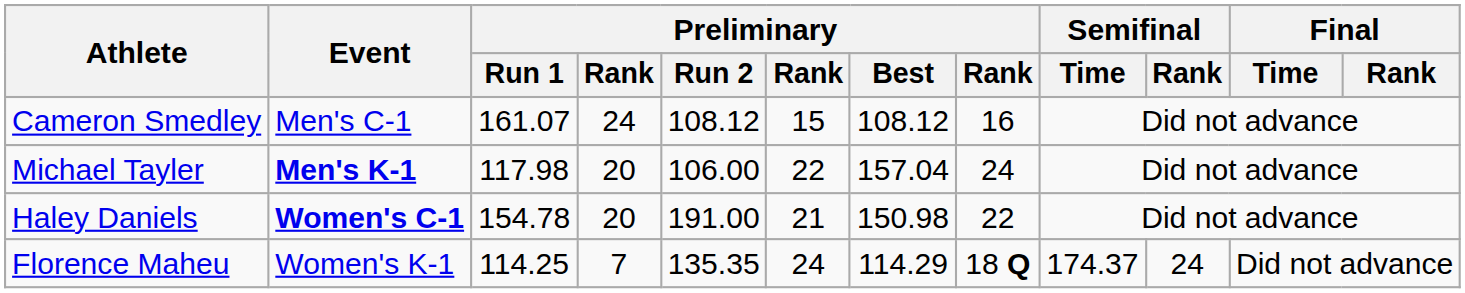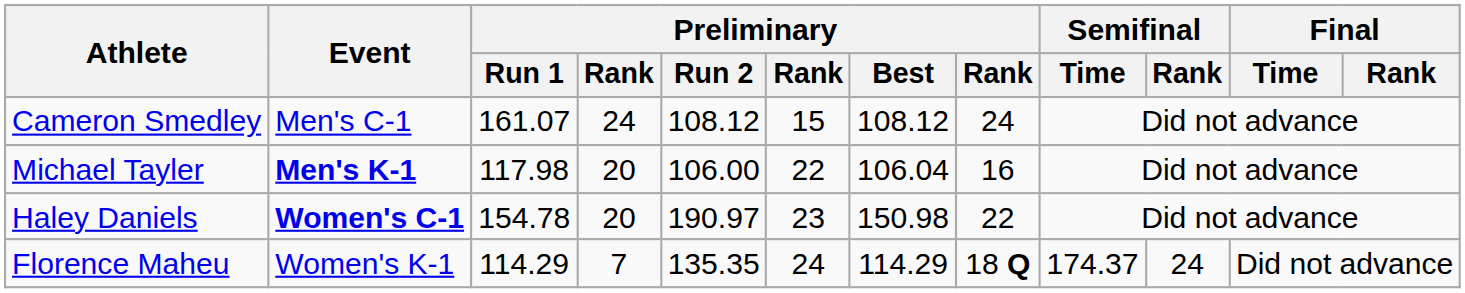(998, 122) 16 -> (998, 122) 24
(903, 169) 157.04 -> (903, 169) 106.04
(998, 169) 24 -> (998, 169) 16
(714, 217) 191.00 -> (714, 217) 190.97
(808, 217) 21 -> (808, 217) 23
(524, 264) 114.25 -> (524, 264) 114.29
